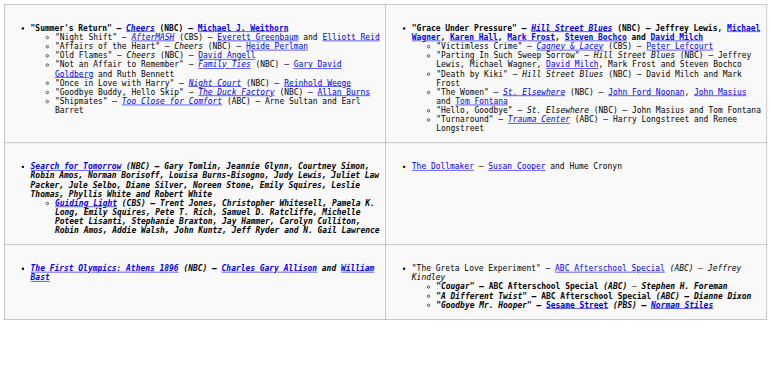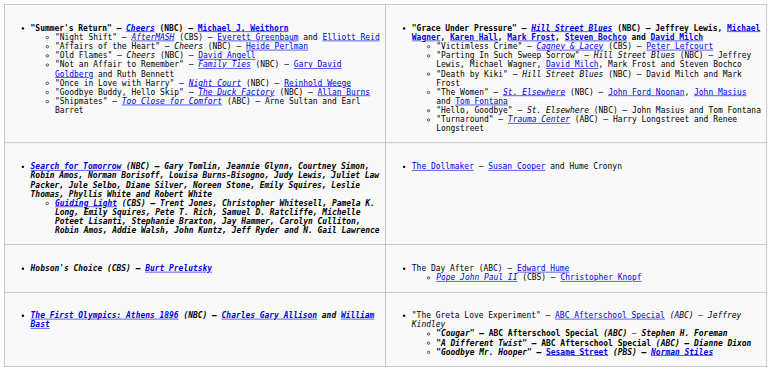+ row: (195, 268)
